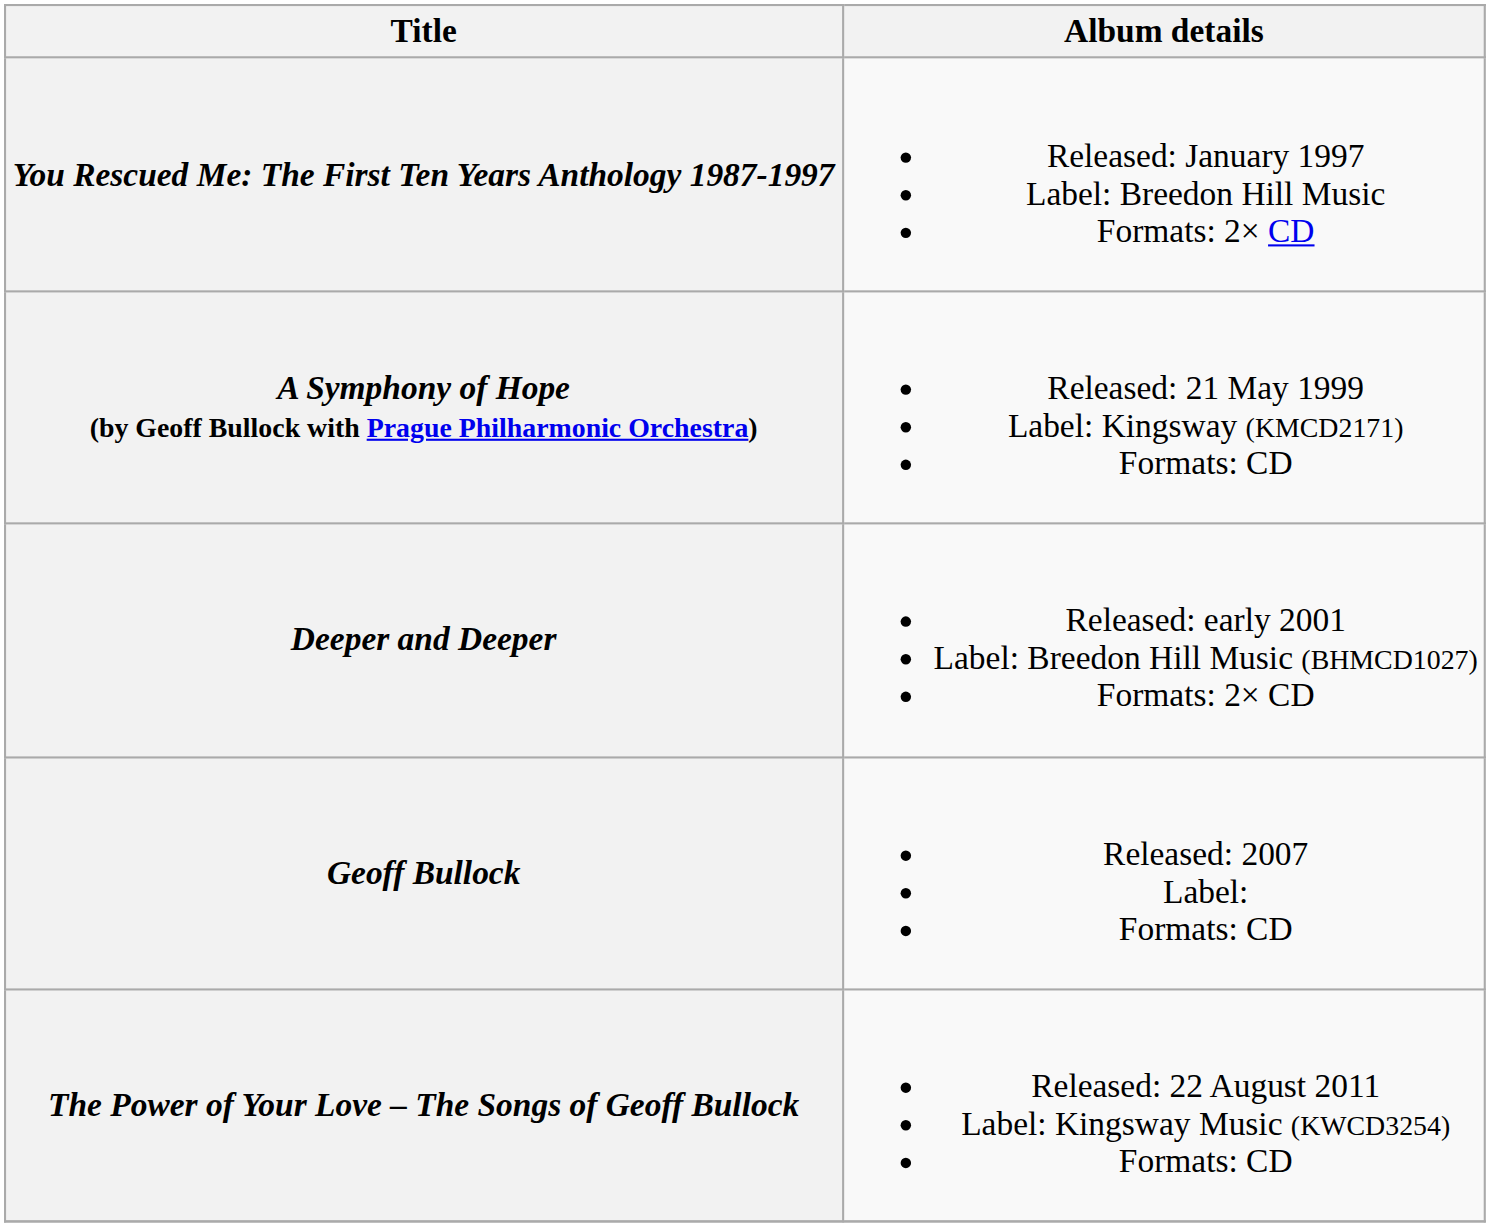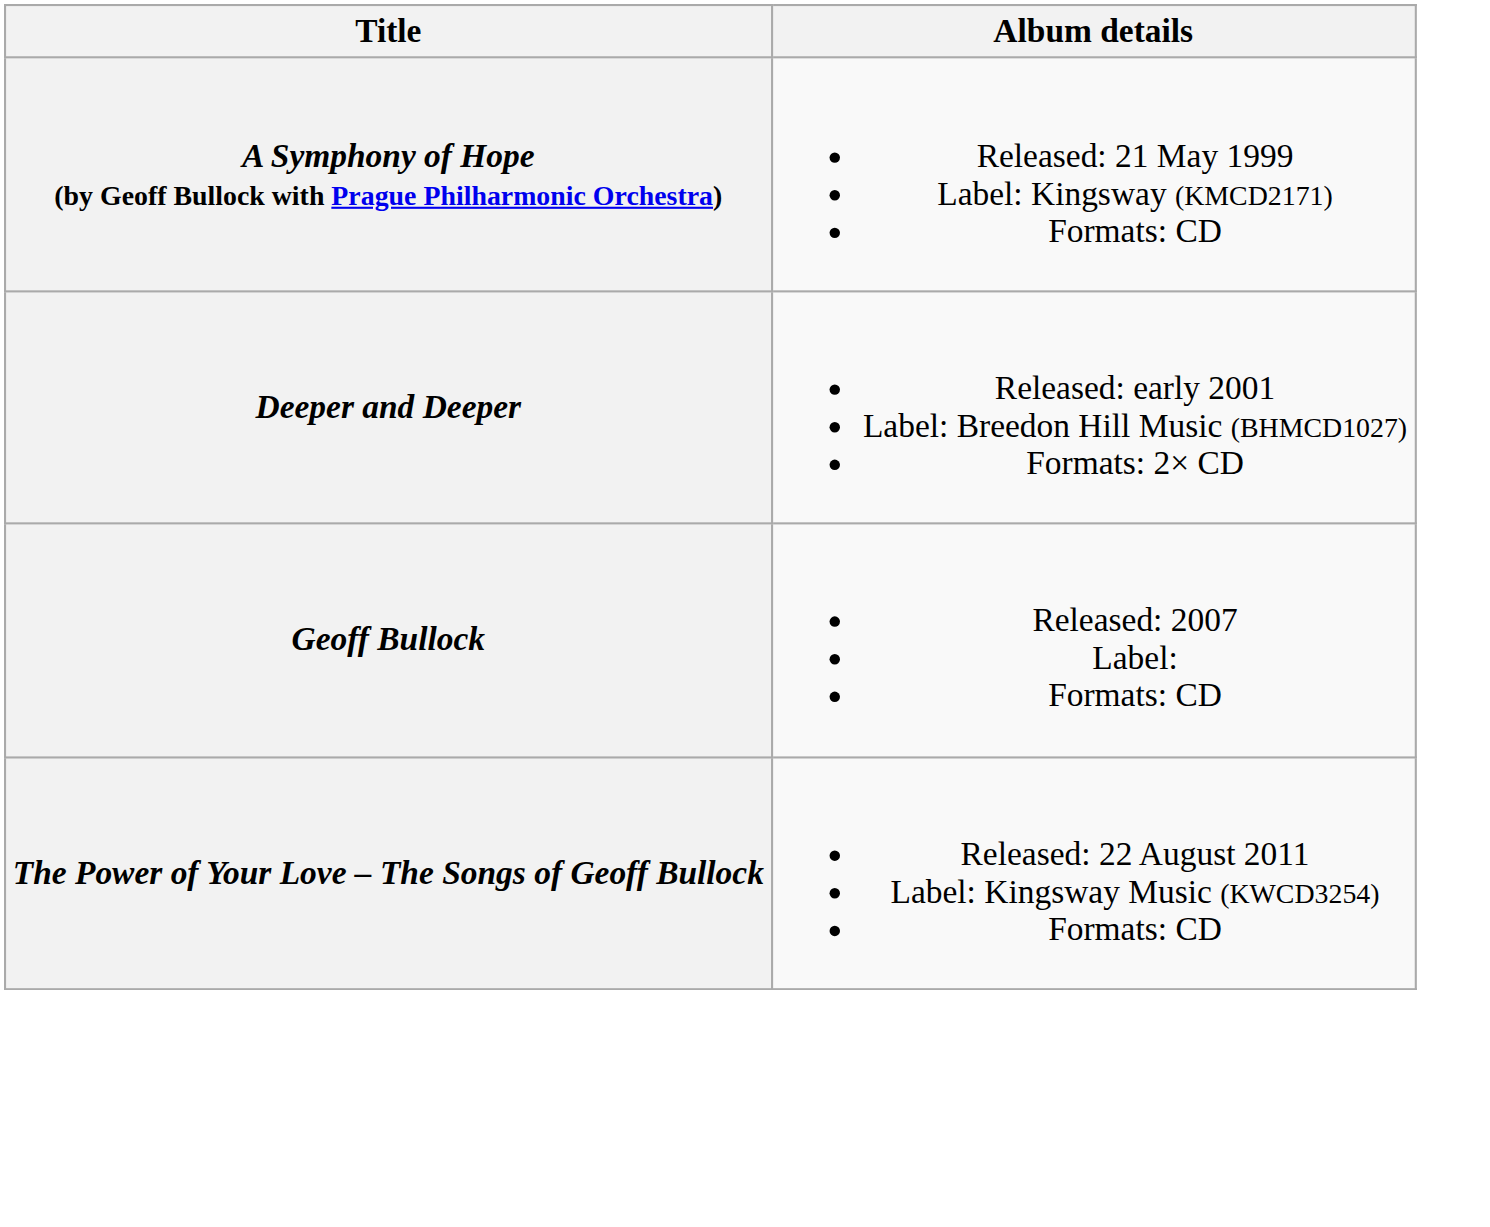- row: (424, 173)
